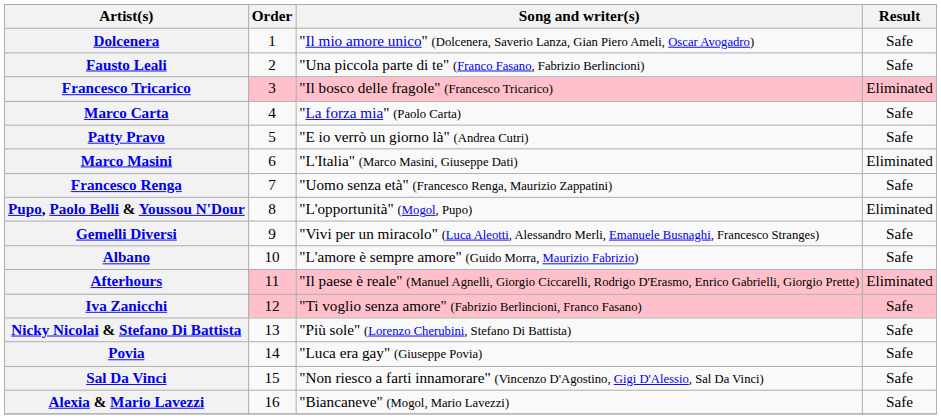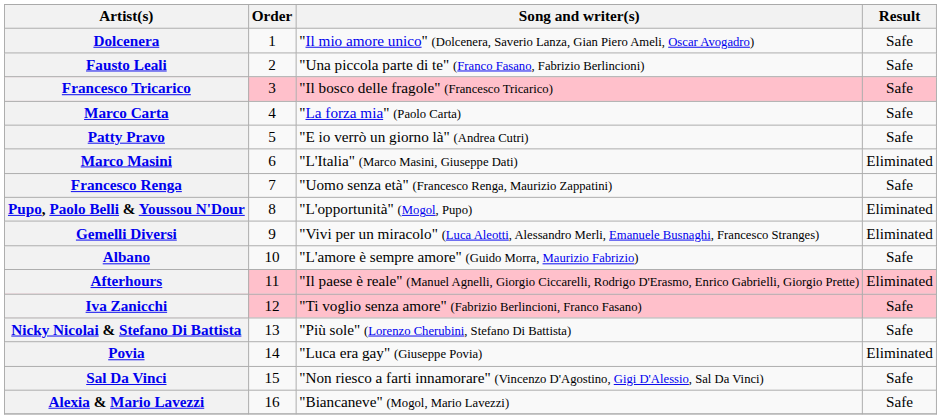(900, 88) Eliminated -> (900, 88) Safe
(900, 233) Safe -> (900, 233) Eliminated
(900, 354) Safe -> (900, 354) Eliminated
